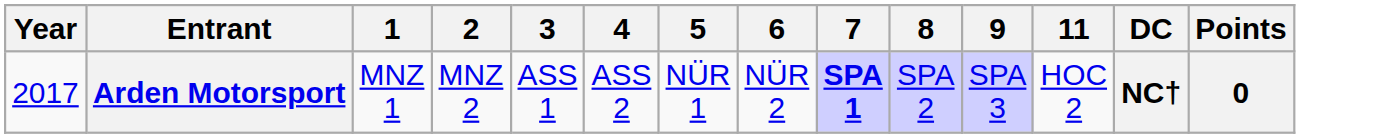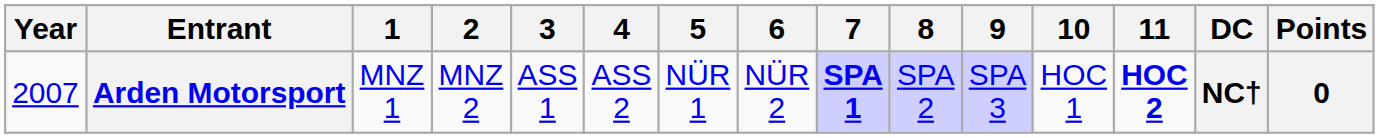+ column: (1074, 28)
(45, 92) 2017 -> (45, 92) 2007
(1074, 92) normal -> (1154, 92) bold
